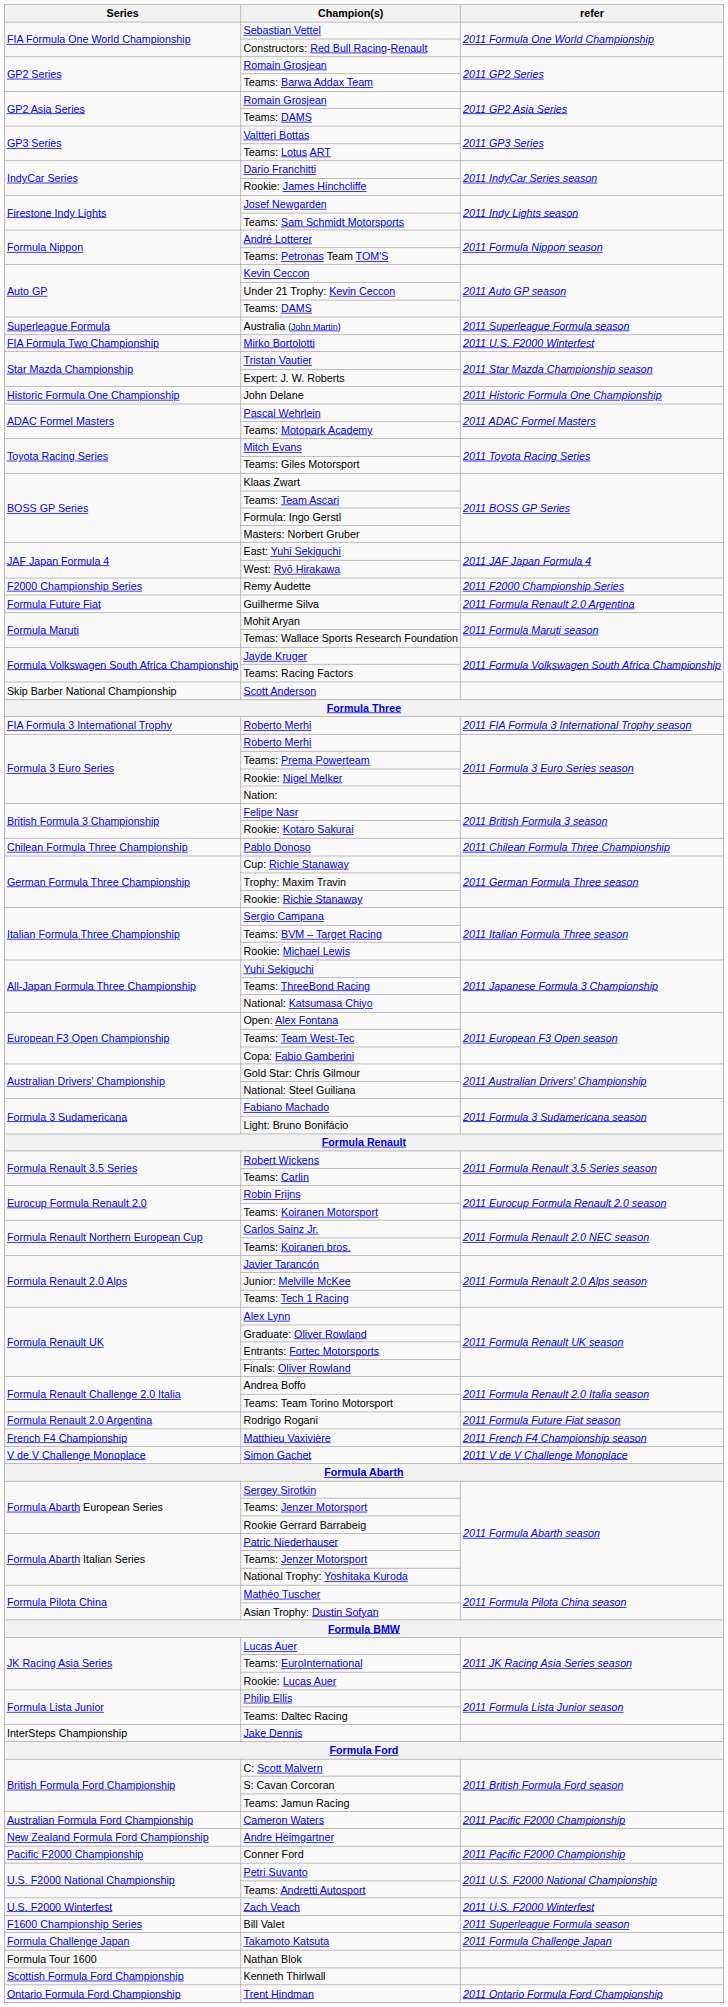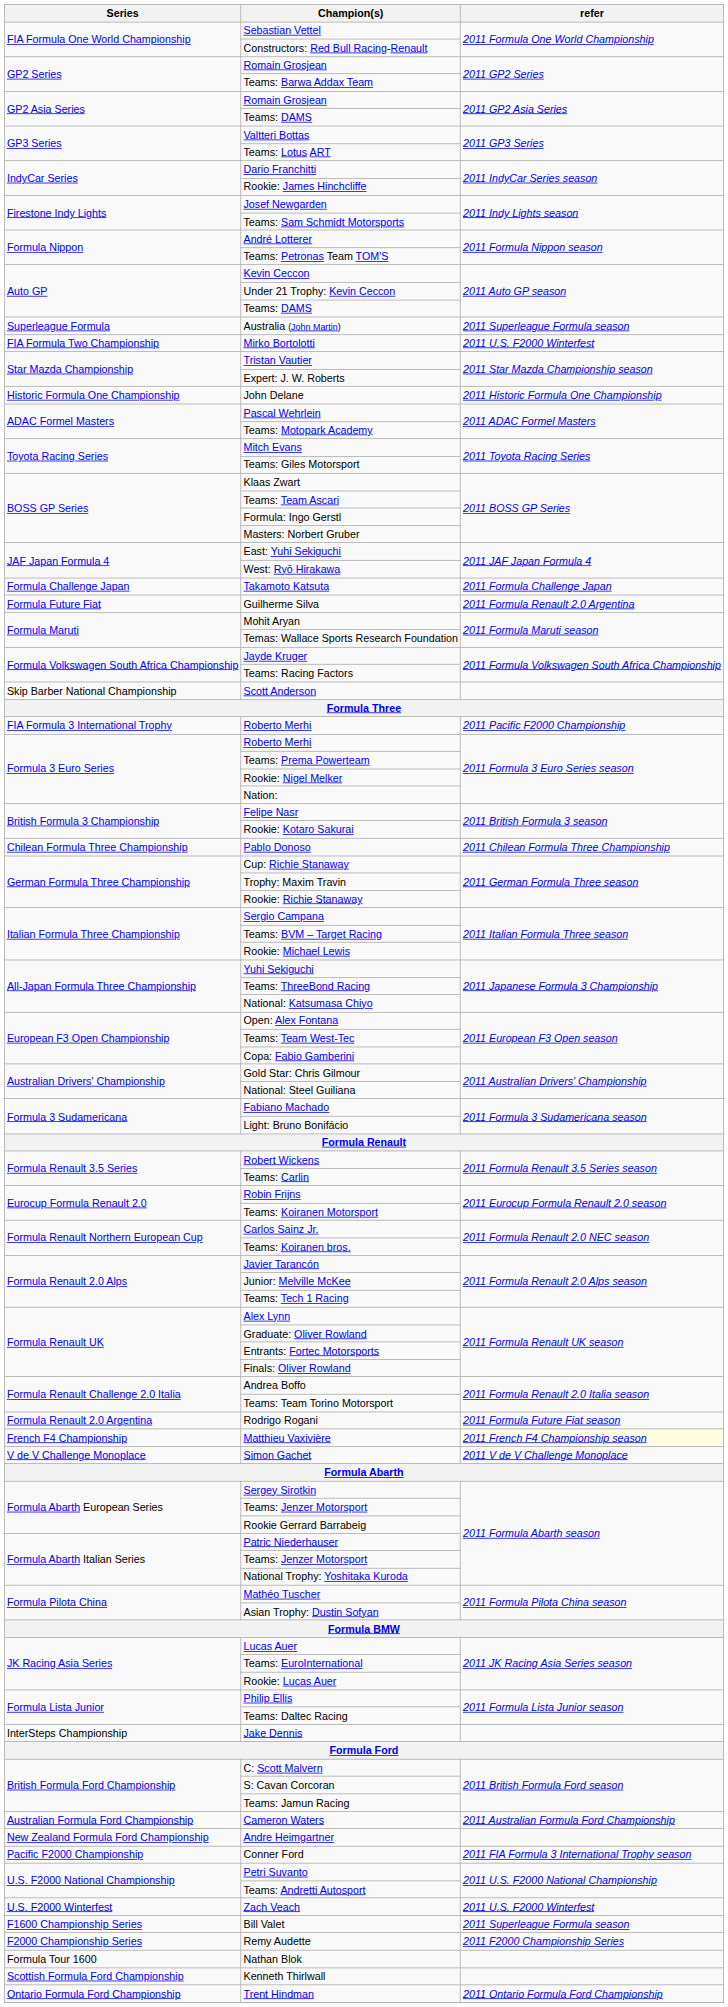rows swapped: (68, 1941) <-> (74, 586)
(577, 725) 2011 FIA Formula 3 International Trophy season -> (544, 725) 2011 Pacific F2000 Championship
(555, 1438) no background -> (555, 1438) lightyellow background
(544, 1820) 2011 Pacific F2000 Championship -> (569, 1820) 2011 Australian Formula Ford Championship
(544, 1855) 2011 Pacific F2000 Championship -> (577, 1855) 2011 FIA Formula 3 International Trophy season
